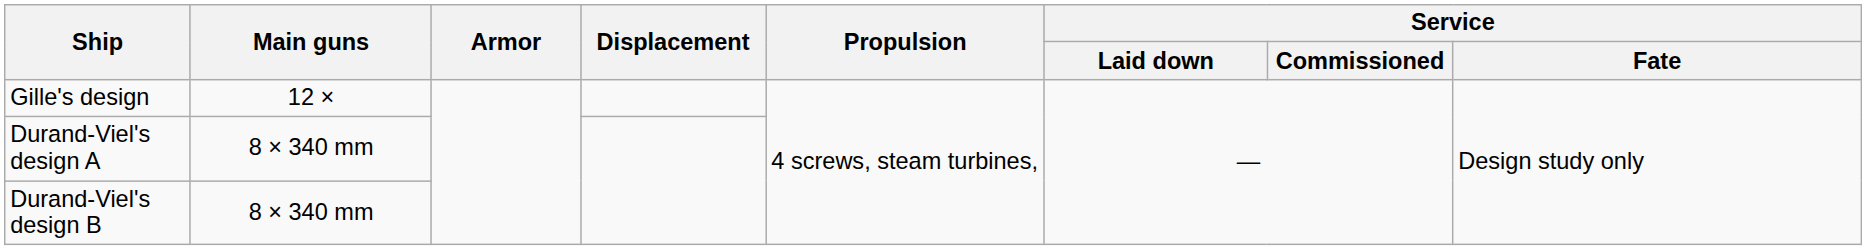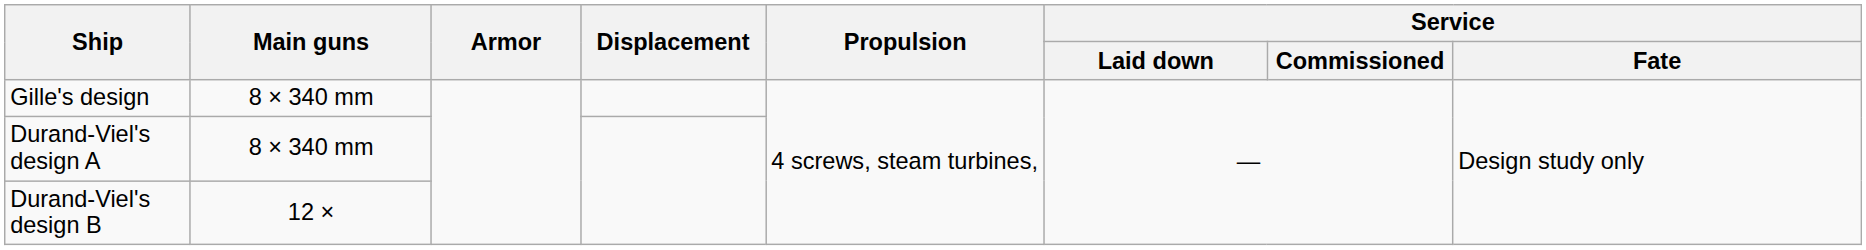(311, 97) 12 × -> (311, 97) 8 × 340 mm
(311, 212) 8 × 340 mm -> (311, 212) 12 ×
